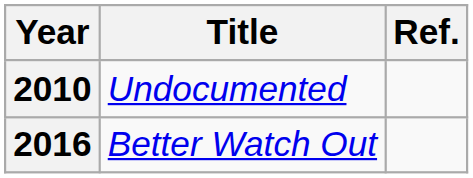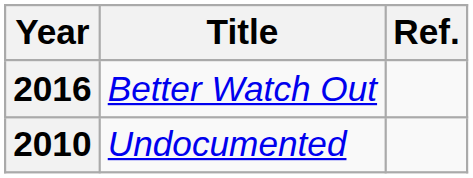rows swapped: (52, 88) <-> (52, 144)
